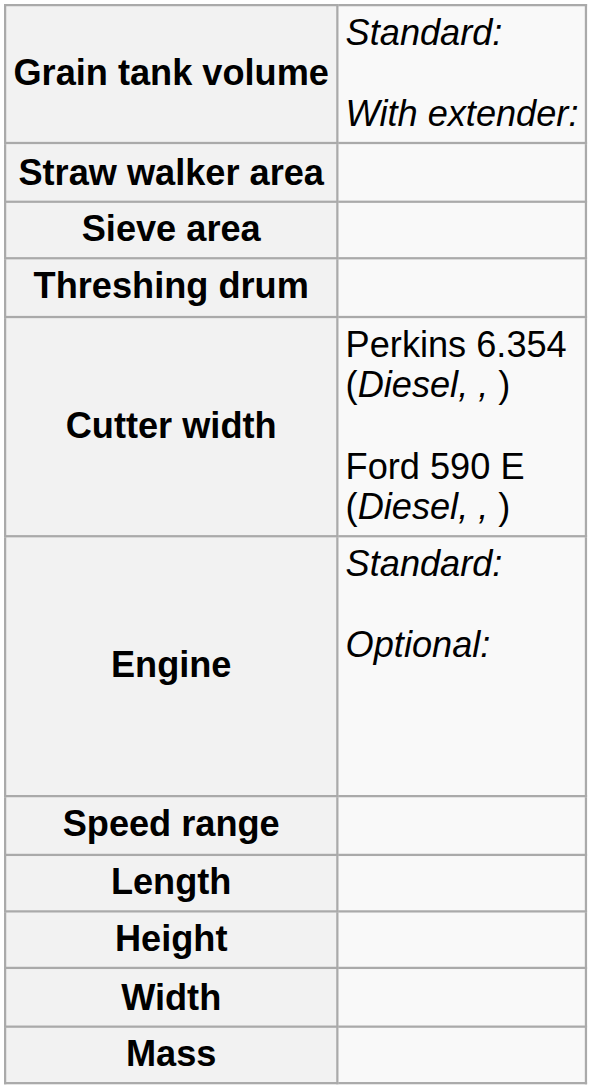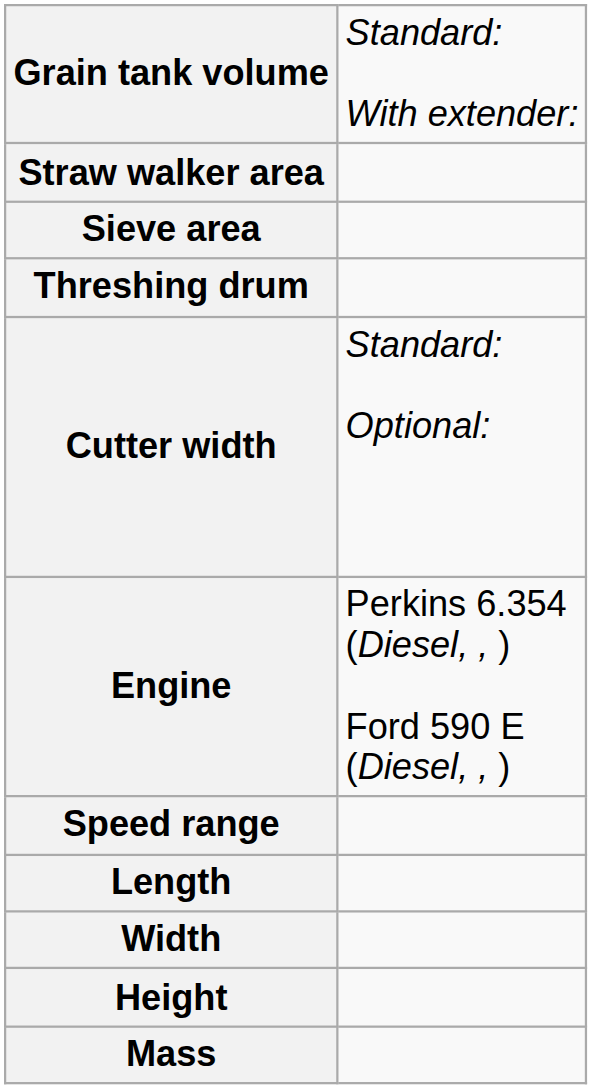(456, 425) Perkins 6.354 (Diesel, , ) Ford 590 E (Diesel, , ) -> (424, 384) Standard: Optional:
(424, 604) Standard: Optional: -> (456, 686) Perkins 6.354 (Diesel, , ) Ford 590 E (Diesel, , )
rows swapped: (171, 996) <-> (171, 939)
